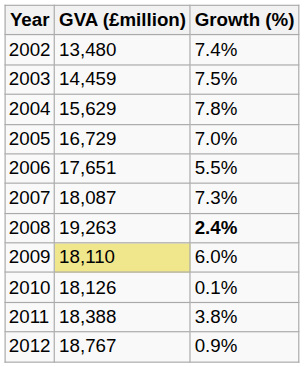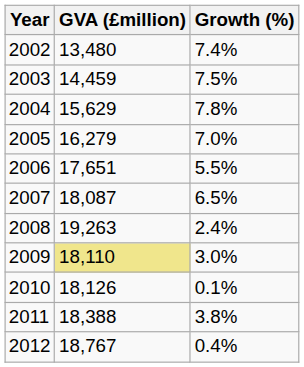(88, 138) 16,729 -> (88, 138) 16,279
(216, 198) 7.3% -> (216, 198) 6.5%
(216, 227) bold -> (216, 227) normal
(216, 257) 6.0% -> (216, 257) 3.0%
(216, 346) 0.9% -> (216, 346) 0.4%
